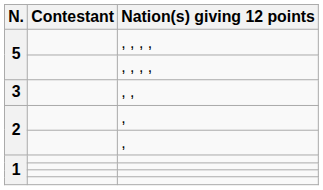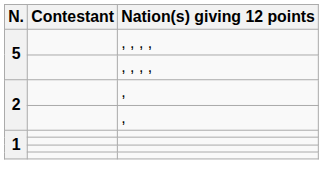- row: (16, 92)
